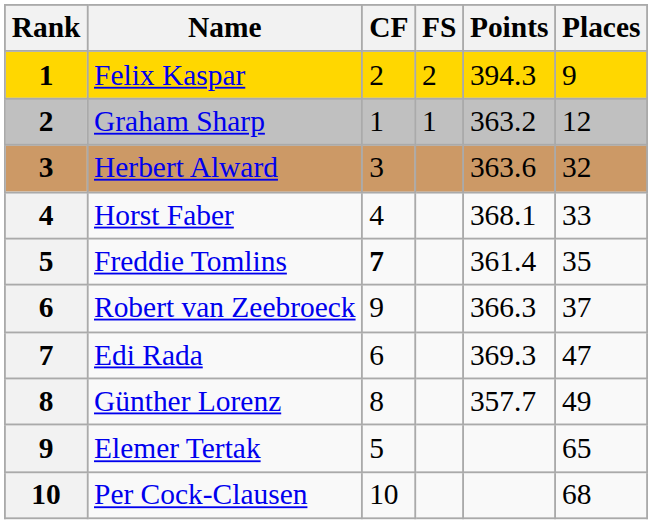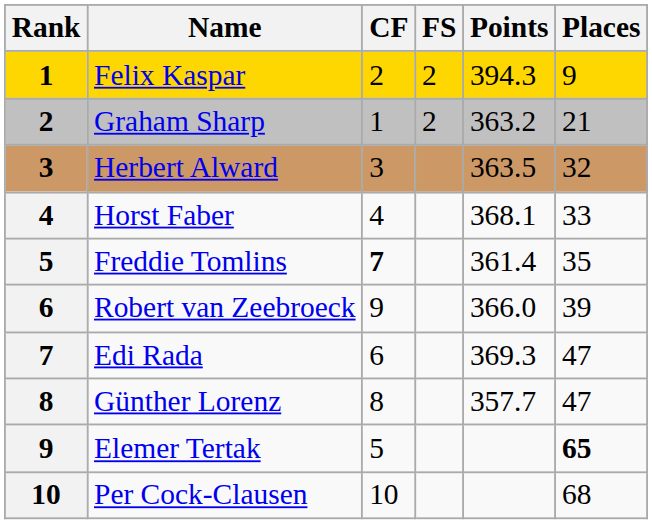(429, 121) 1 -> (429, 121) 2
(577, 121) 12 -> (577, 121) 21
(503, 167) 363.6 -> (503, 167) 363.5
(503, 307) 366.3 -> (503, 307) 366.0
(577, 307) 37 -> (577, 307) 39
(577, 401) 49 -> (577, 401) 47
(577, 448) normal -> (577, 448) bold
